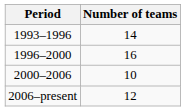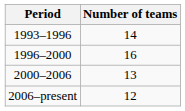(130, 75) 10 -> (130, 75) 13
